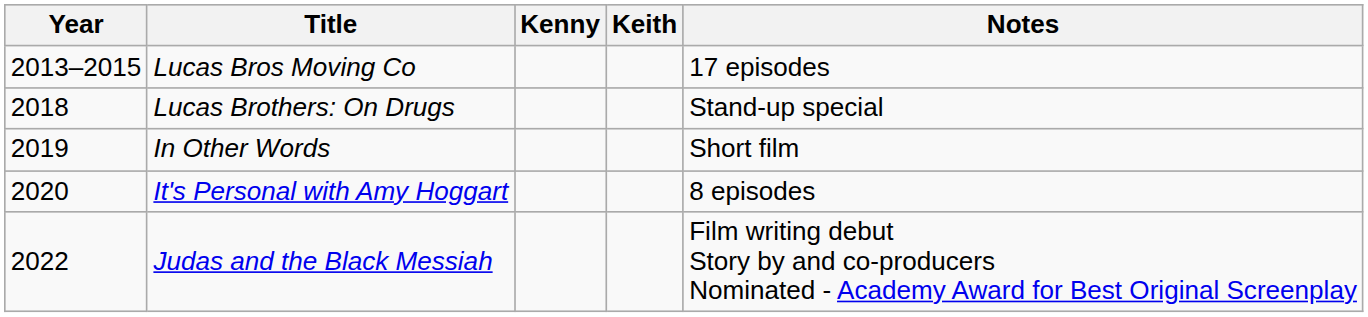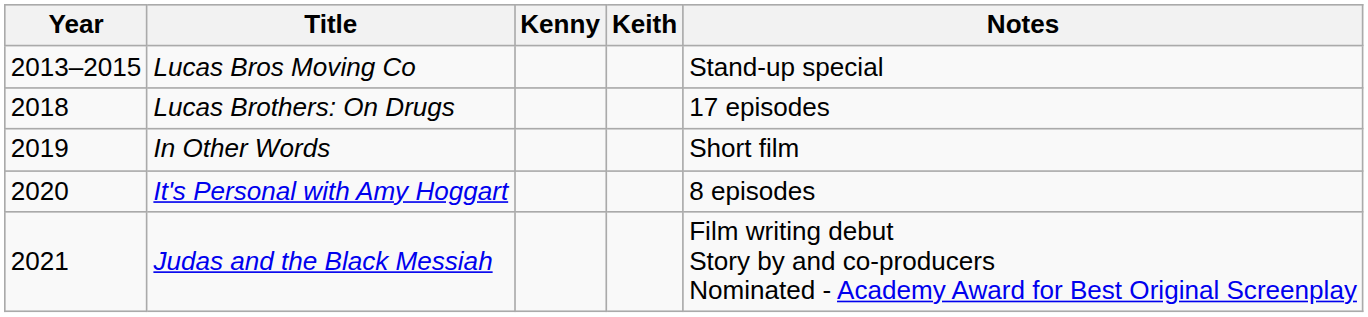(759, 66) 17 episodes -> (786, 66) Stand-up special
(786, 107) Stand-up special -> (759, 107) 17 episodes
(40, 261) 2022 -> (40, 261) 2021
